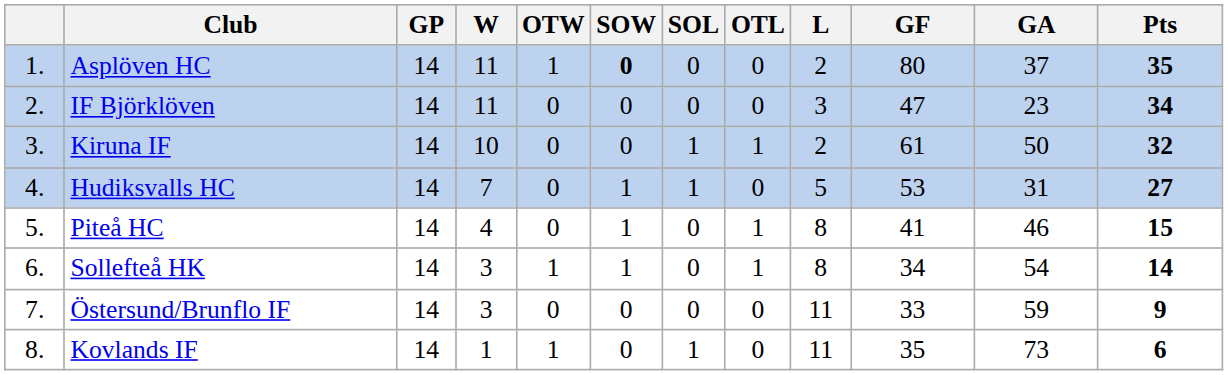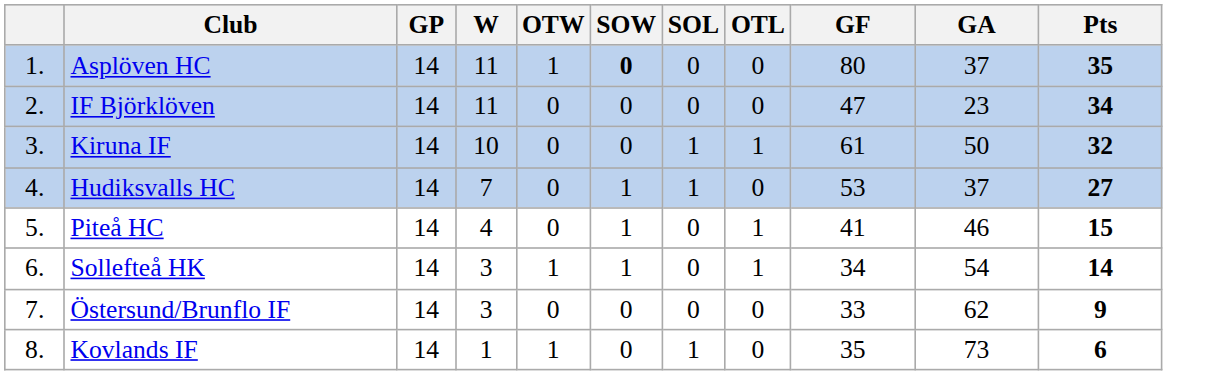- column: (821, 24)
(1036, 187) 31 -> (977, 187) 37
(1036, 308) 59 -> (977, 308) 62
